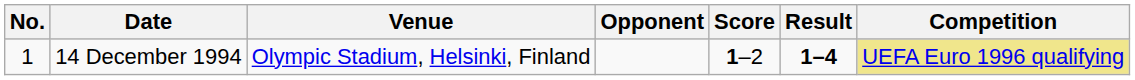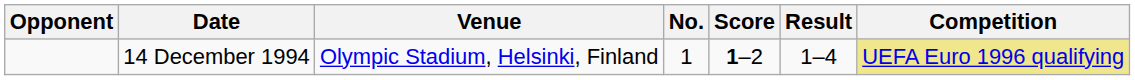columns swapped: (27, 21) <-> (652, 21)
(819, 56) bold -> (819, 56) normal
